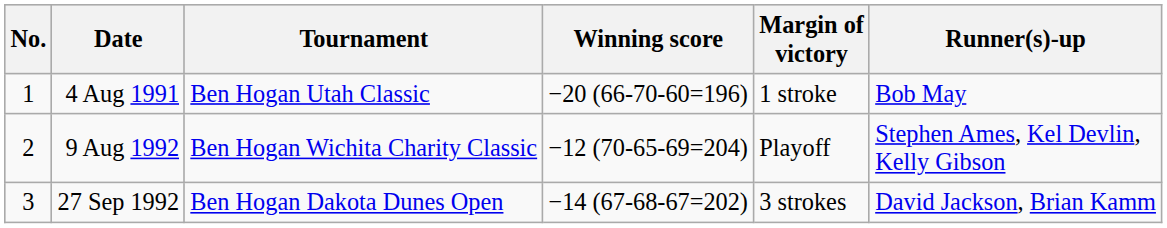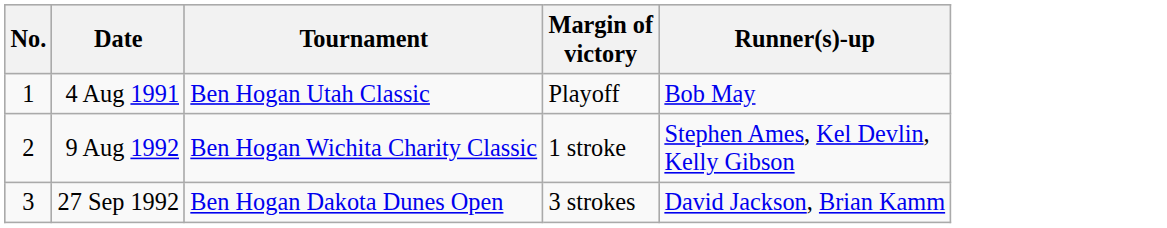- column: (648, 39)
(798, 93) 1 stroke -> (584, 93) Playoff
(795, 148) Playoff -> (587, 148) 1 stroke
